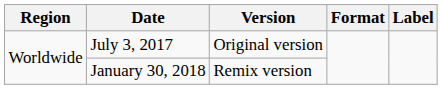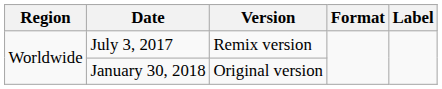(268, 44) Original version -> (263, 44) Remix version
(263, 71) Remix version -> (268, 71) Original version
